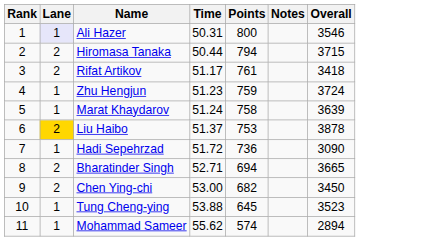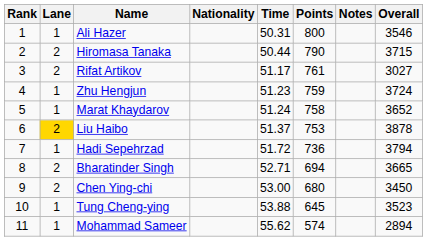+ column: (223, 14)
(57, 33) lavender background -> (57, 33) no background
(247, 52) 794 -> (315, 52) 790
(331, 71) 3418 -> (399, 71) 3027
(331, 110) 3639 -> (399, 110) 3652
(331, 149) 3090 -> (399, 149) 3794
(247, 187) 682 -> (315, 187) 680
